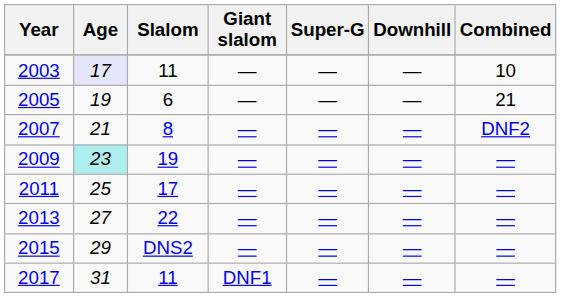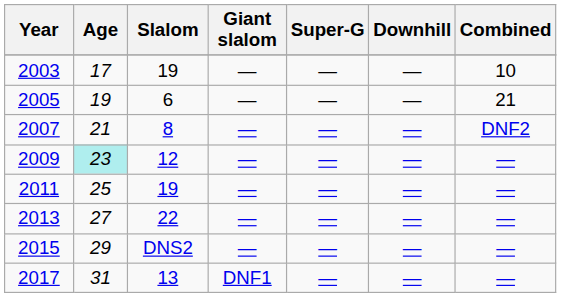(100, 70) lavender background -> (100, 70) no background
(168, 70) 11 -> (168, 70) 19
(168, 159) 19 -> (168, 159) 12
(168, 188) 17 -> (168, 188) 19
(168, 277) 11 -> (168, 277) 13
